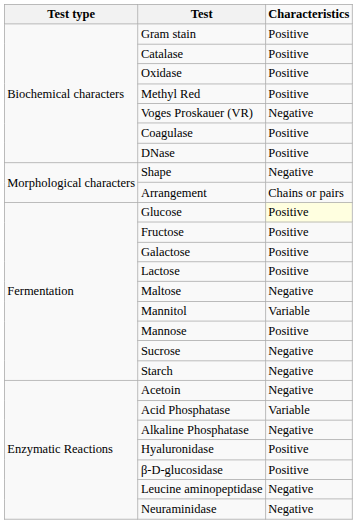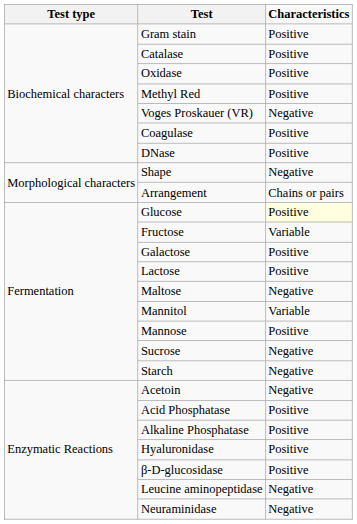(288, 232) Positive -> (289, 232) Variable
(289, 410) Variable -> (288, 410) Positive
(291, 430) Negative -> (288, 430) Positive
